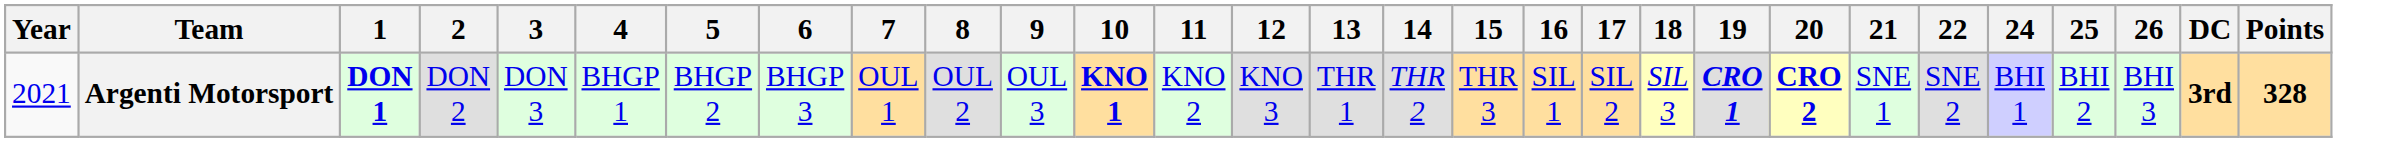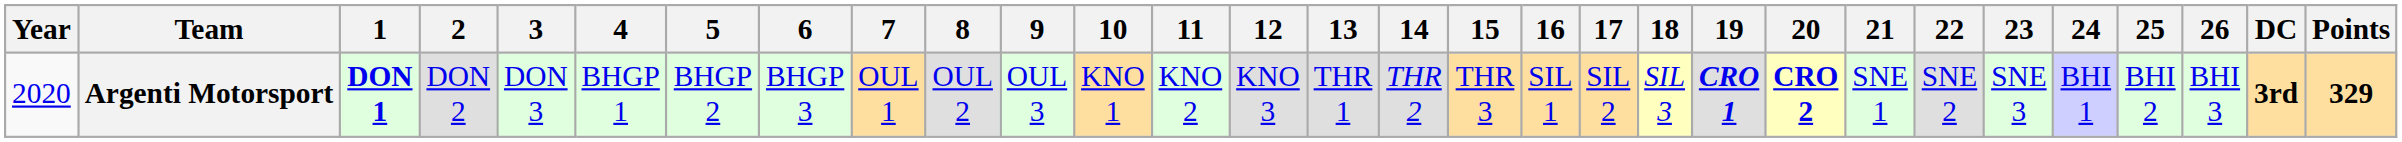+ column: (2019, 28)
(41, 94) 2021 -> (41, 94) 2020
(1115, 94) bold -> (1113, 94) normal
(2285, 94) 328 -> (2351, 94) 329
